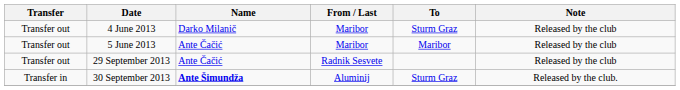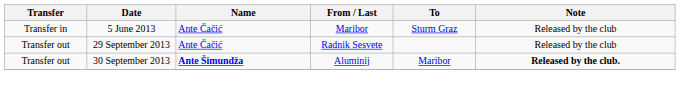- row: (131, 29)
(46, 45) Transfer out -> (46, 29) Transfer in
(434, 45) Maribor -> (434, 29) Sturm Graz
(46, 77) Transfer in -> (46, 61) Transfer out
(434, 77) Sturm Graz -> (434, 61) Maribor
(576, 77) normal -> (576, 61) bold
